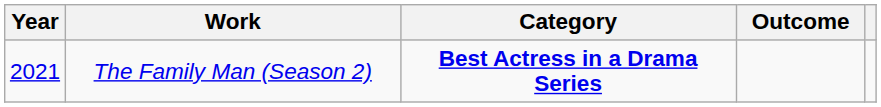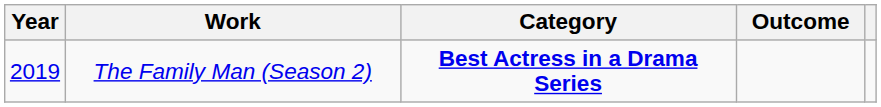(35, 70) 2021 -> (35, 70) 2019
